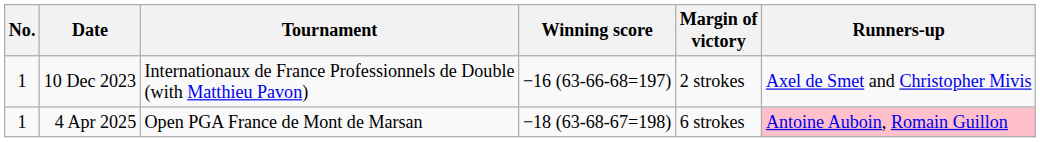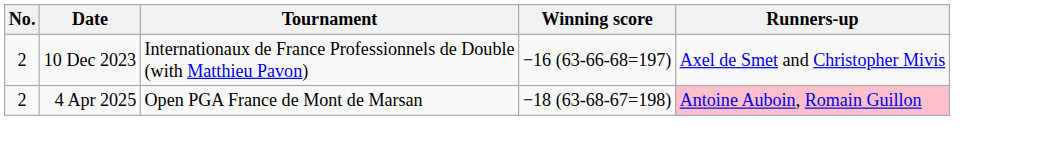- column: (719, 30)
(22, 81) 1 -> (22, 60) 2
(22, 122) 1 -> (22, 100) 2
